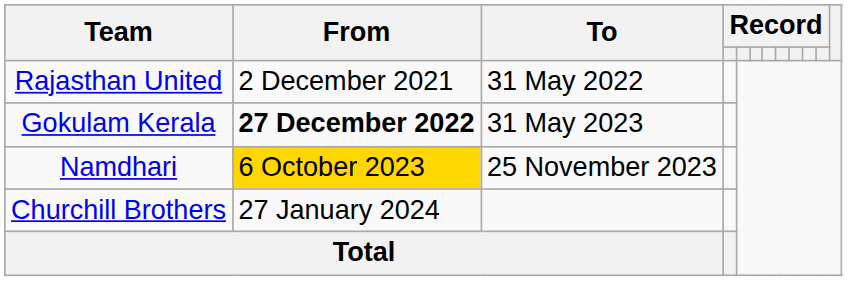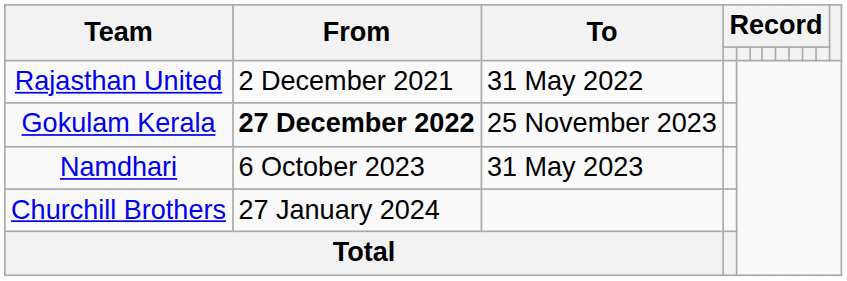(565, 124) 31 May 2023 -> (602, 124) 25 November 2023
(332, 167) gold background -> (332, 167) no background
(602, 167) 25 November 2023 -> (565, 167) 31 May 2023
